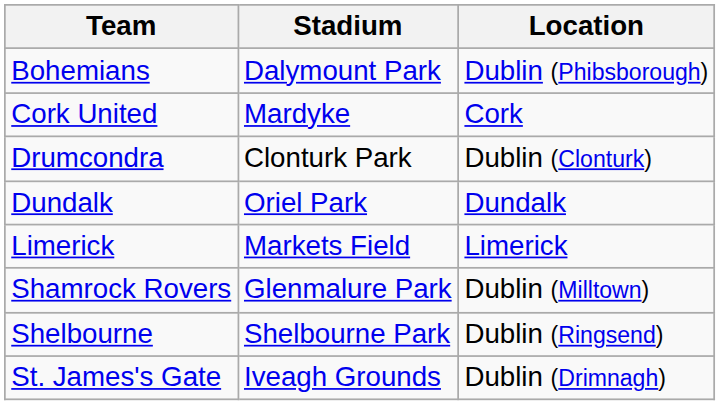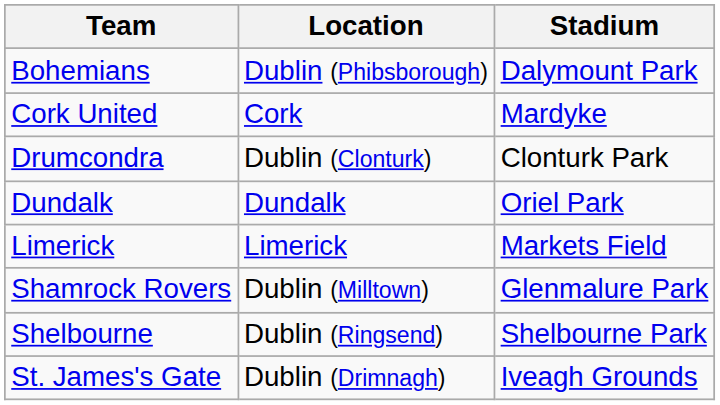columns swapped: (586, 26) <-> (348, 26)
